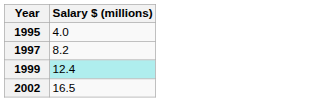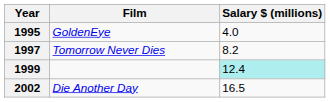+ column: (135, 13)
